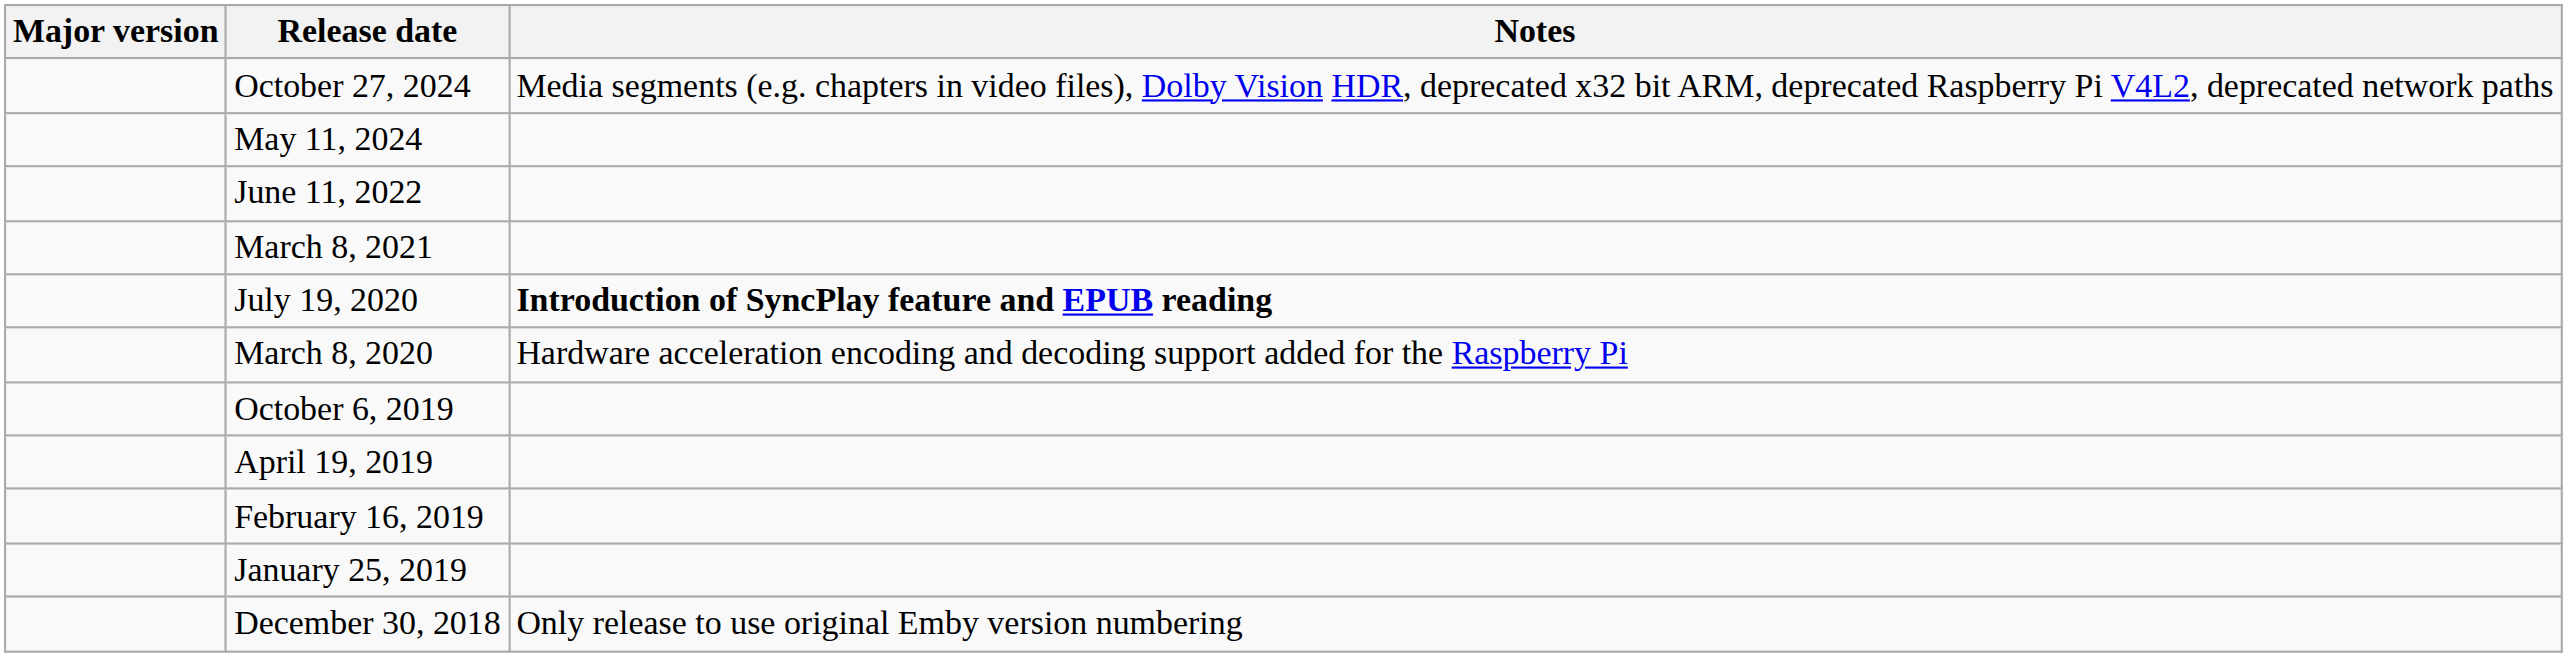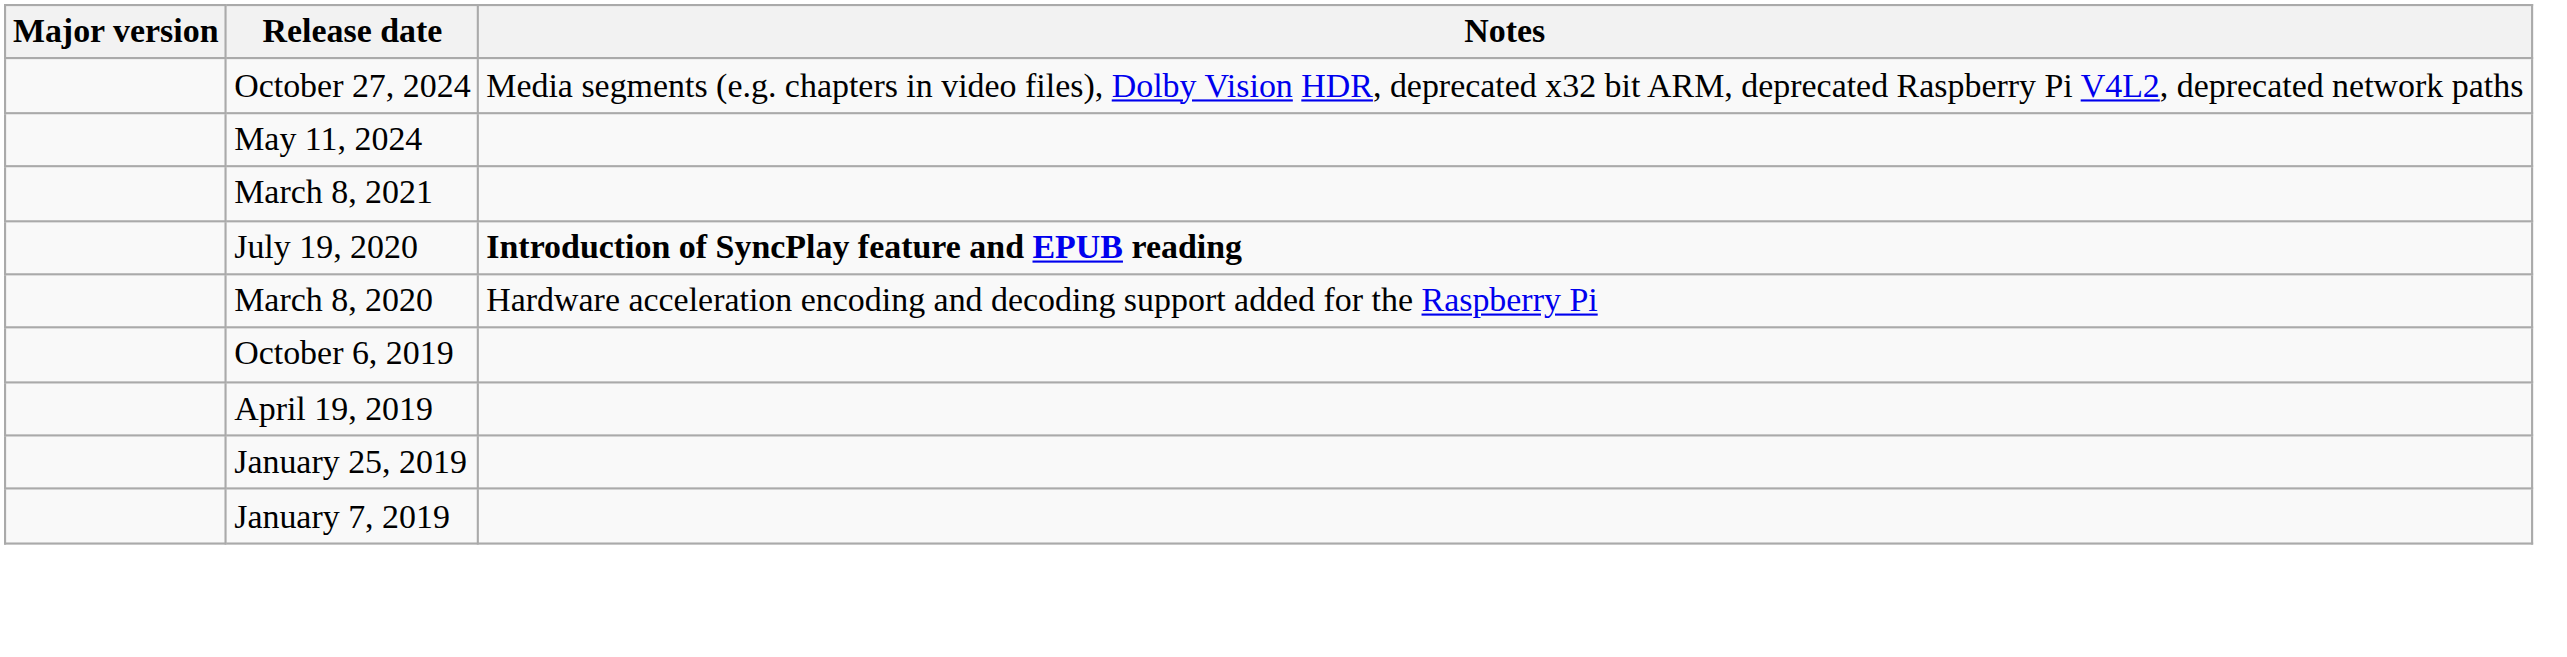- row: (328, 192)
- row: (359, 515)
+ row: (342, 515)
- row: (367, 623)
